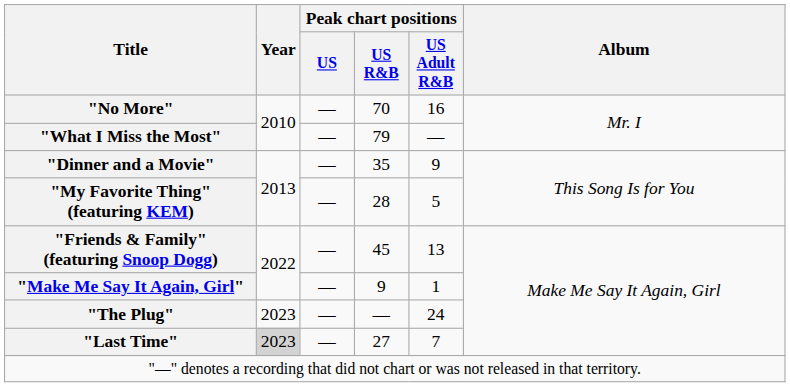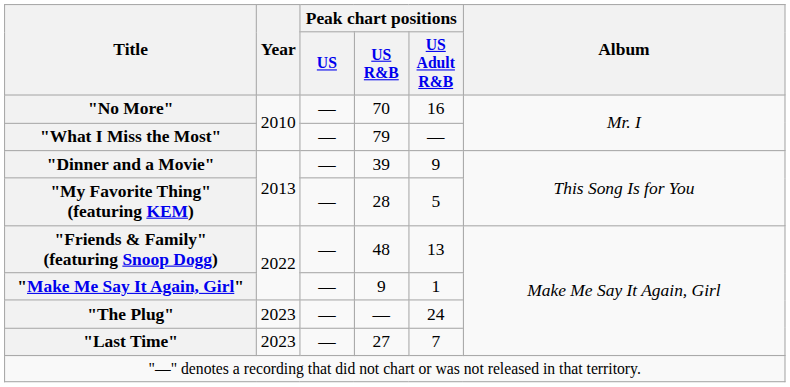(381, 164) 35 -> (381, 164) 39
(381, 249) 45 -> (381, 249) 48
(278, 341) lightgrey background -> (278, 341) no background
